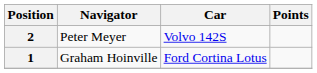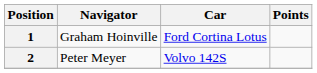rows swapped: (31, 57) <-> (31, 36)
